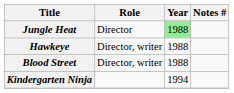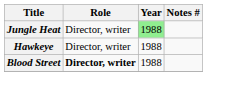(115, 29) Director -> (98, 29) Director, writer
(130, 63) normal -> (100, 63) bold
- row: (49, 79)
